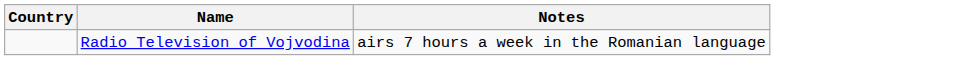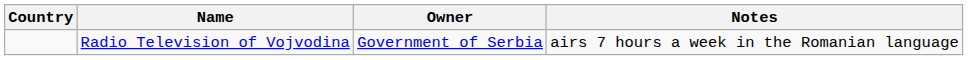+ column: (450, 17)
